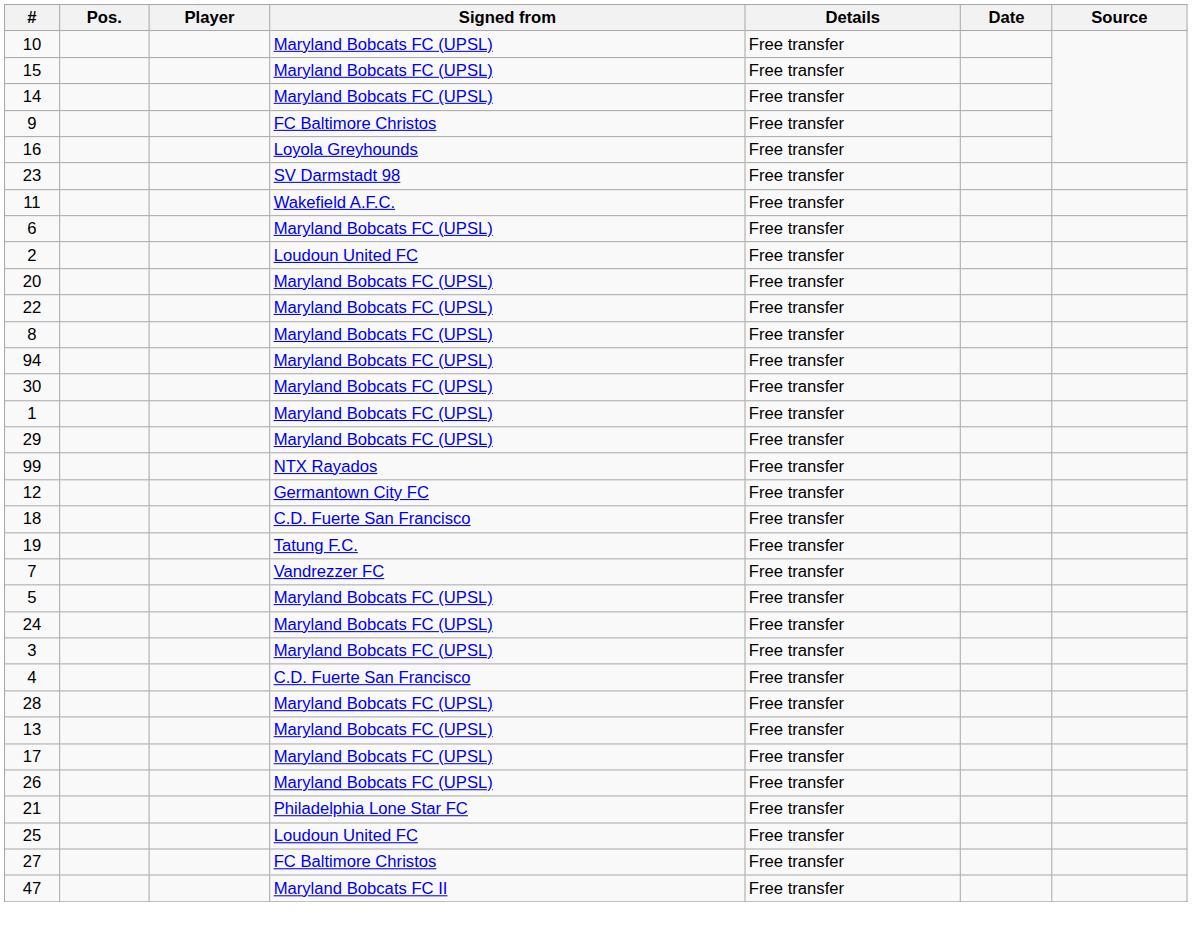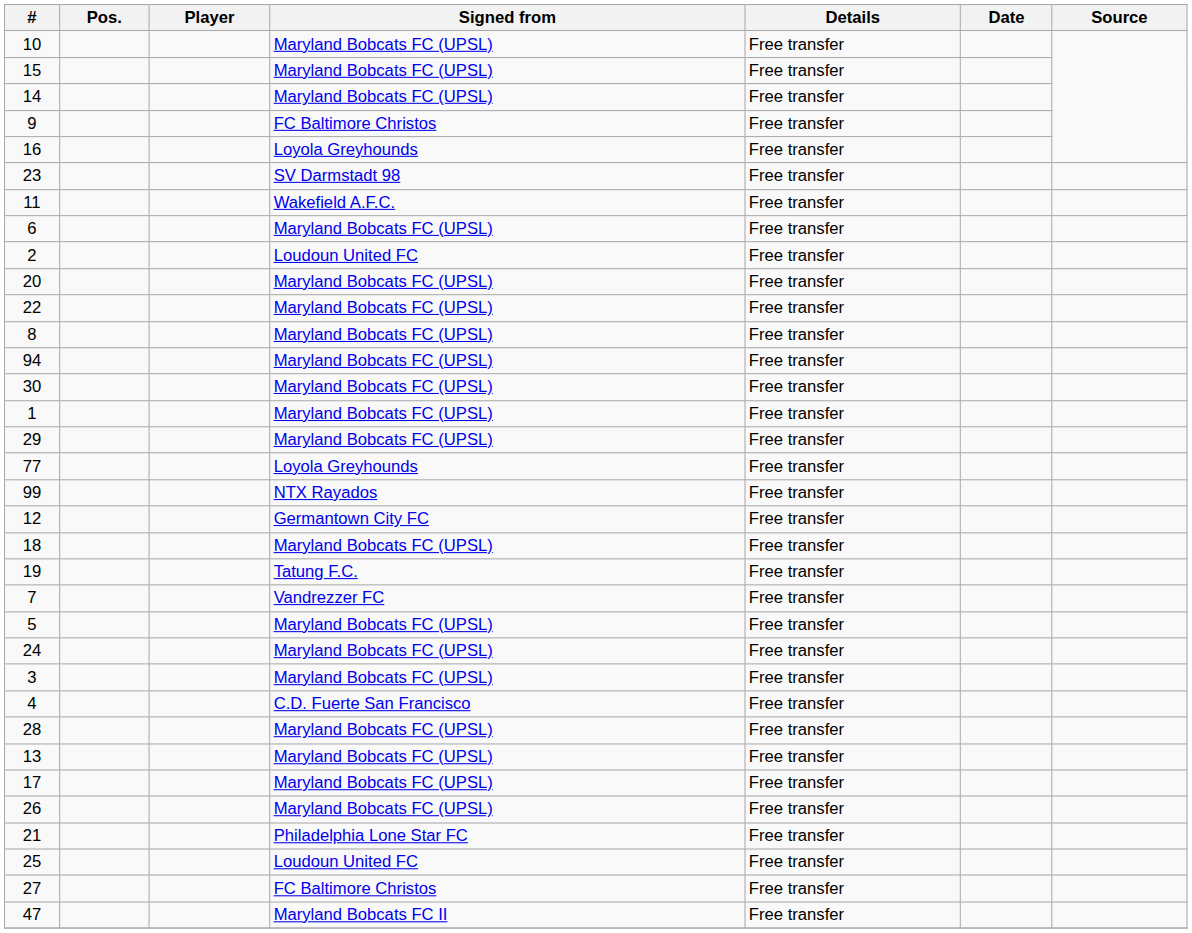+ row: (32, 466)
(372, 519) C.D. Fuerte San Francisco -> (383, 545) Maryland Bobcats FC (UPSL)
